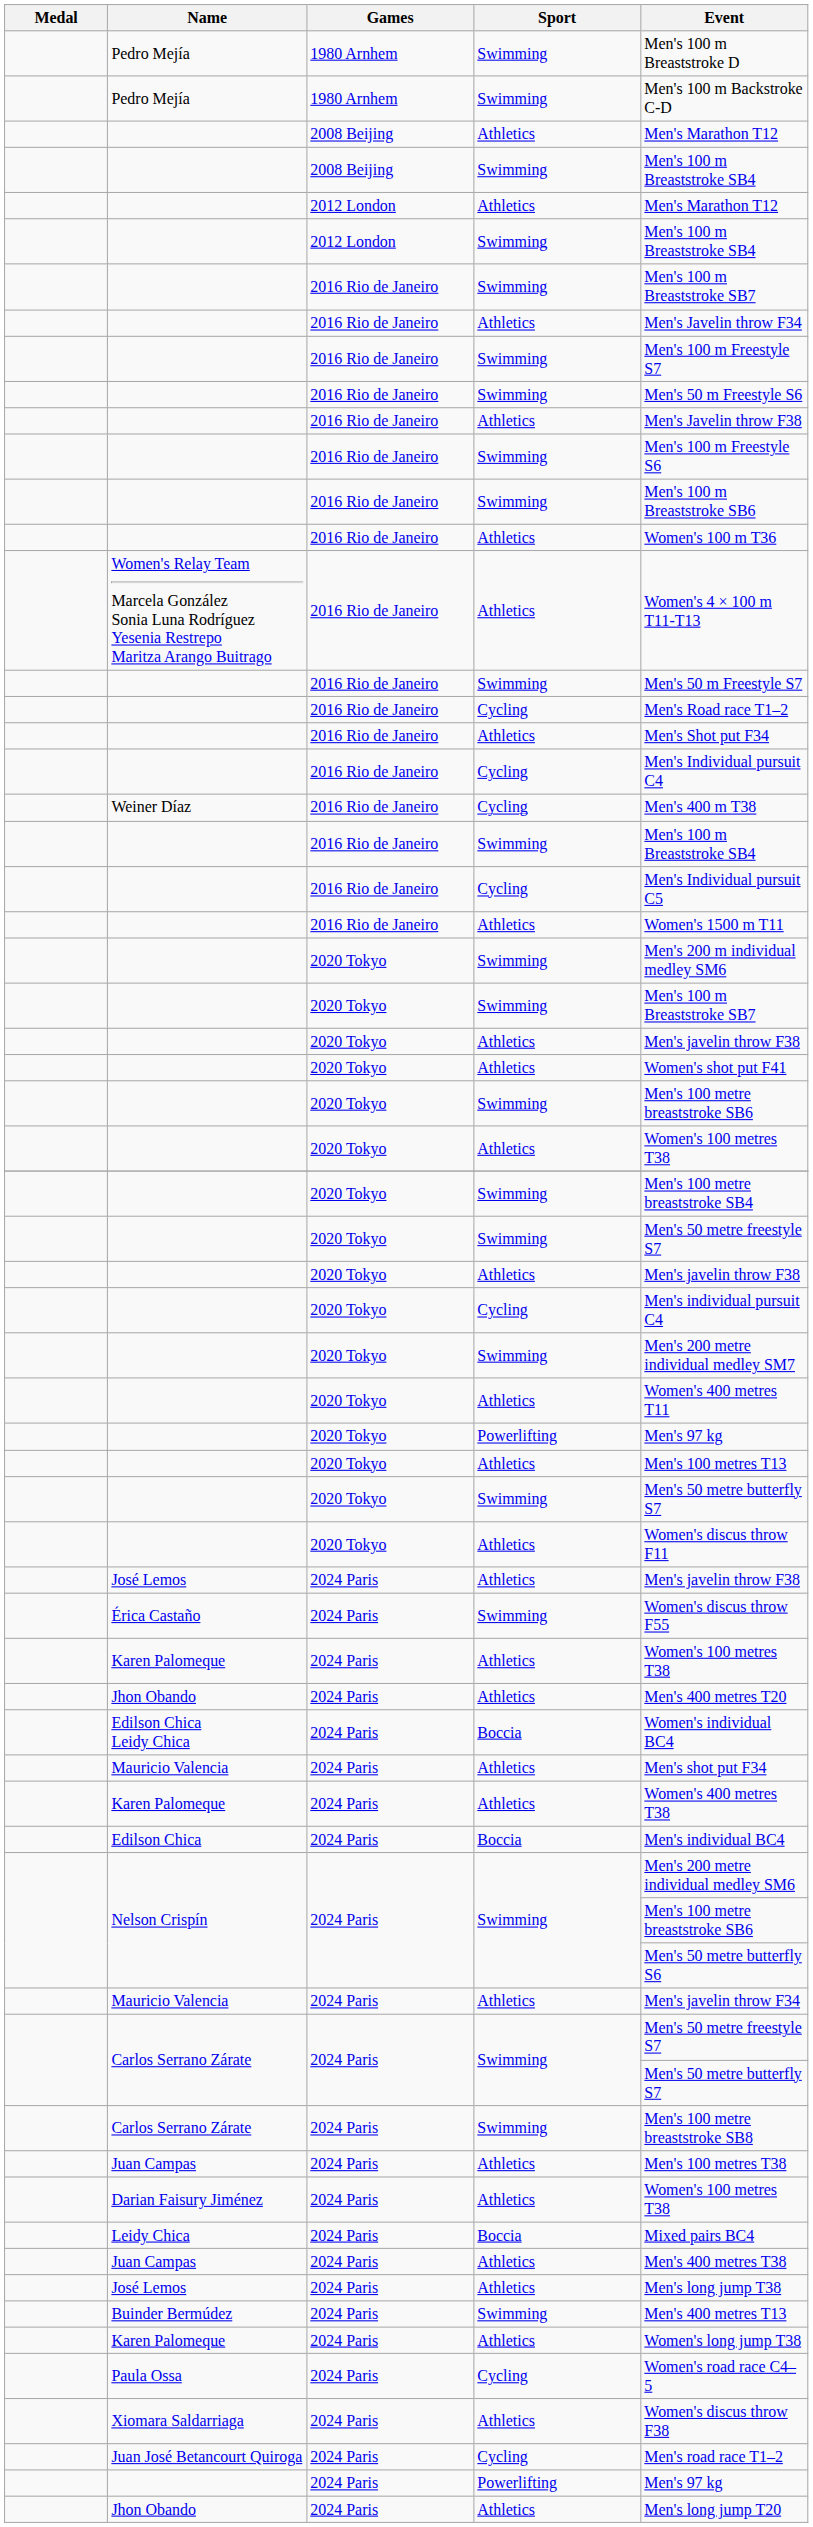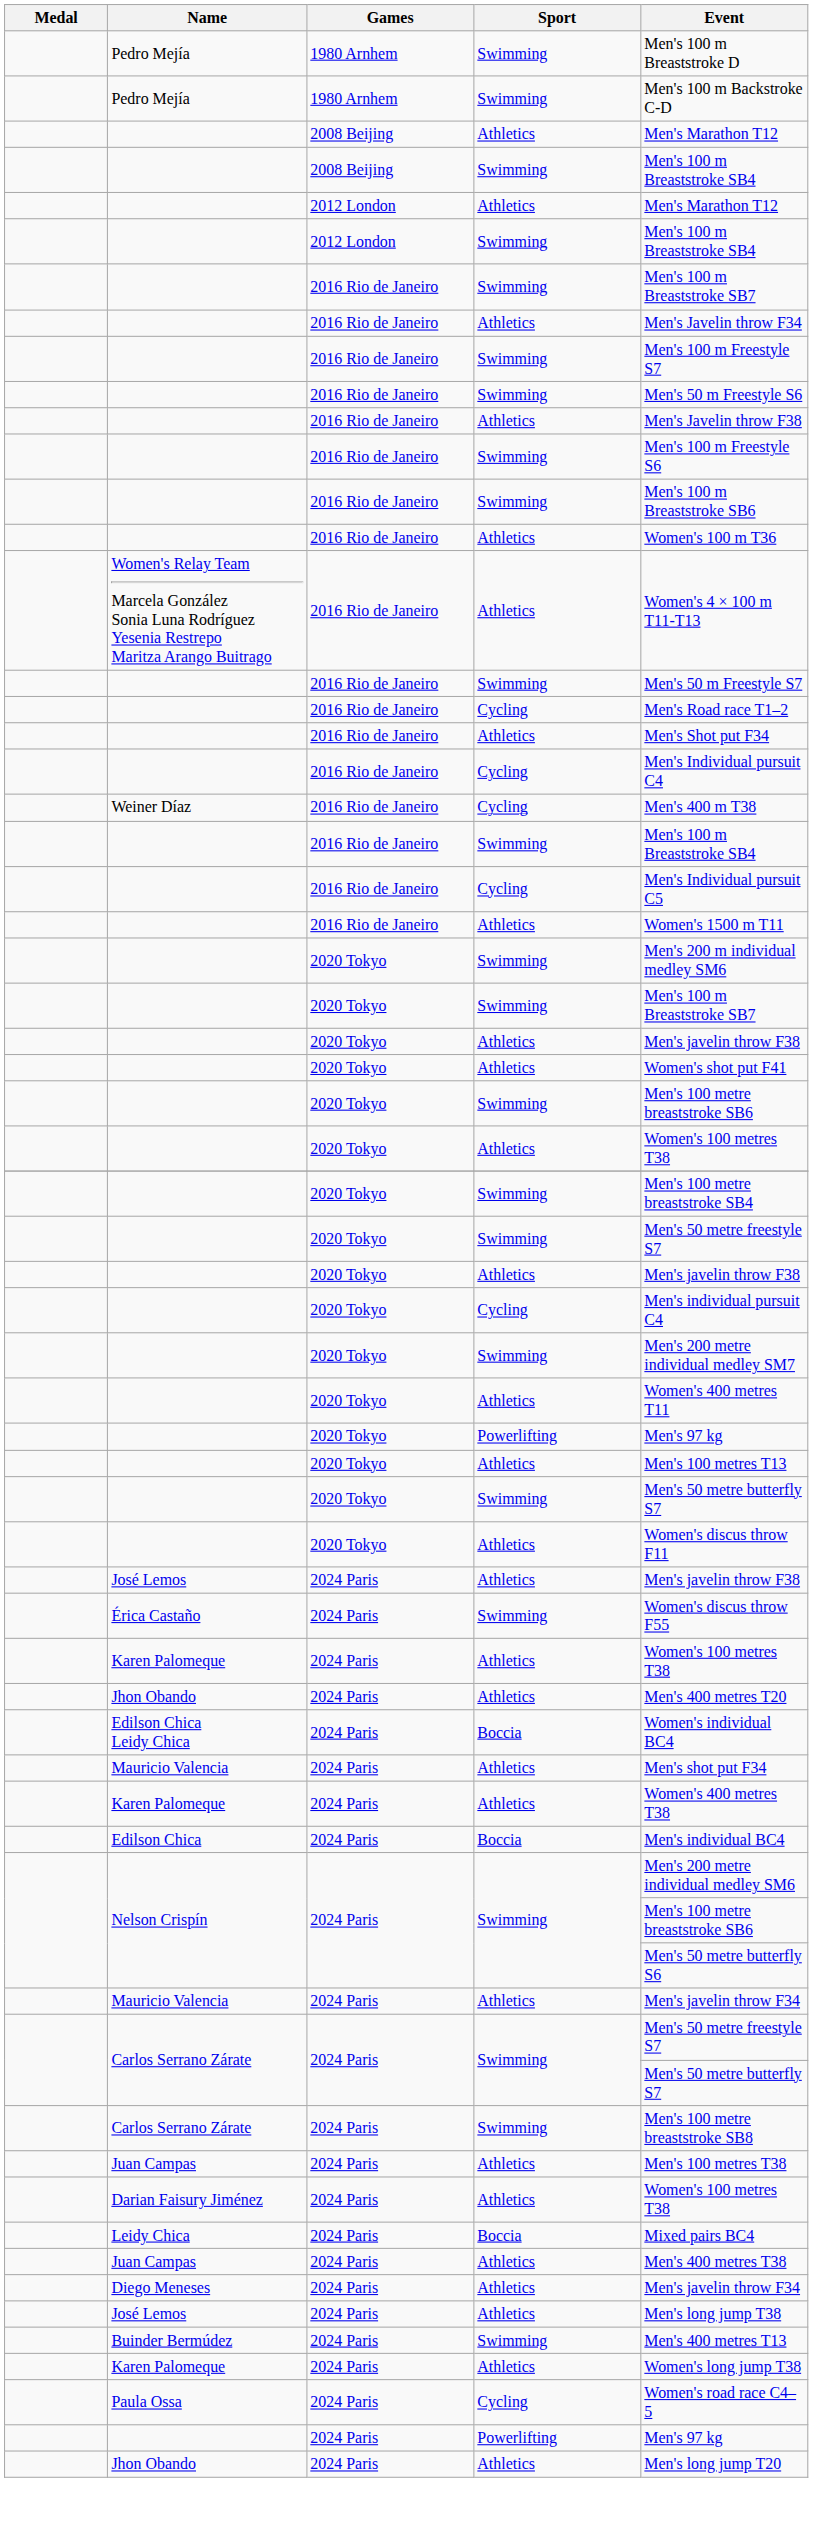+ row: (161, 2287)
- row: (178, 2421)
- row: (207, 2457)
